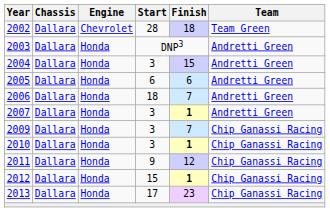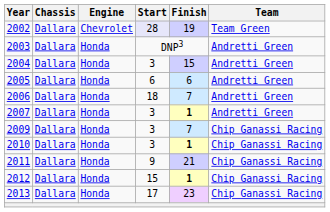(152, 29) no background -> (152, 29) lavender background
(189, 29) 18 -> (189, 29) 19
(189, 161) 12 -> (189, 161) 21
